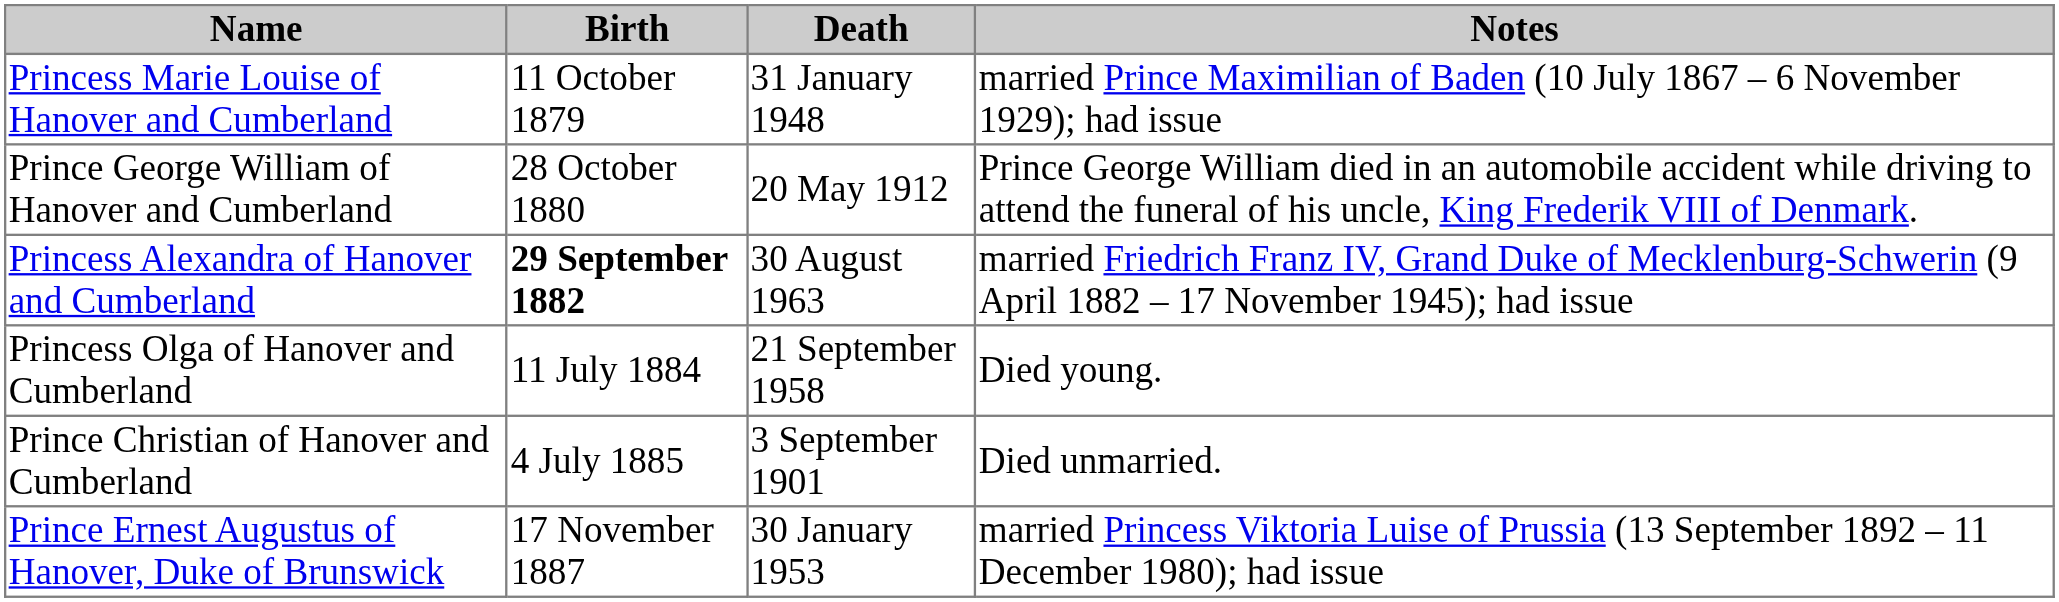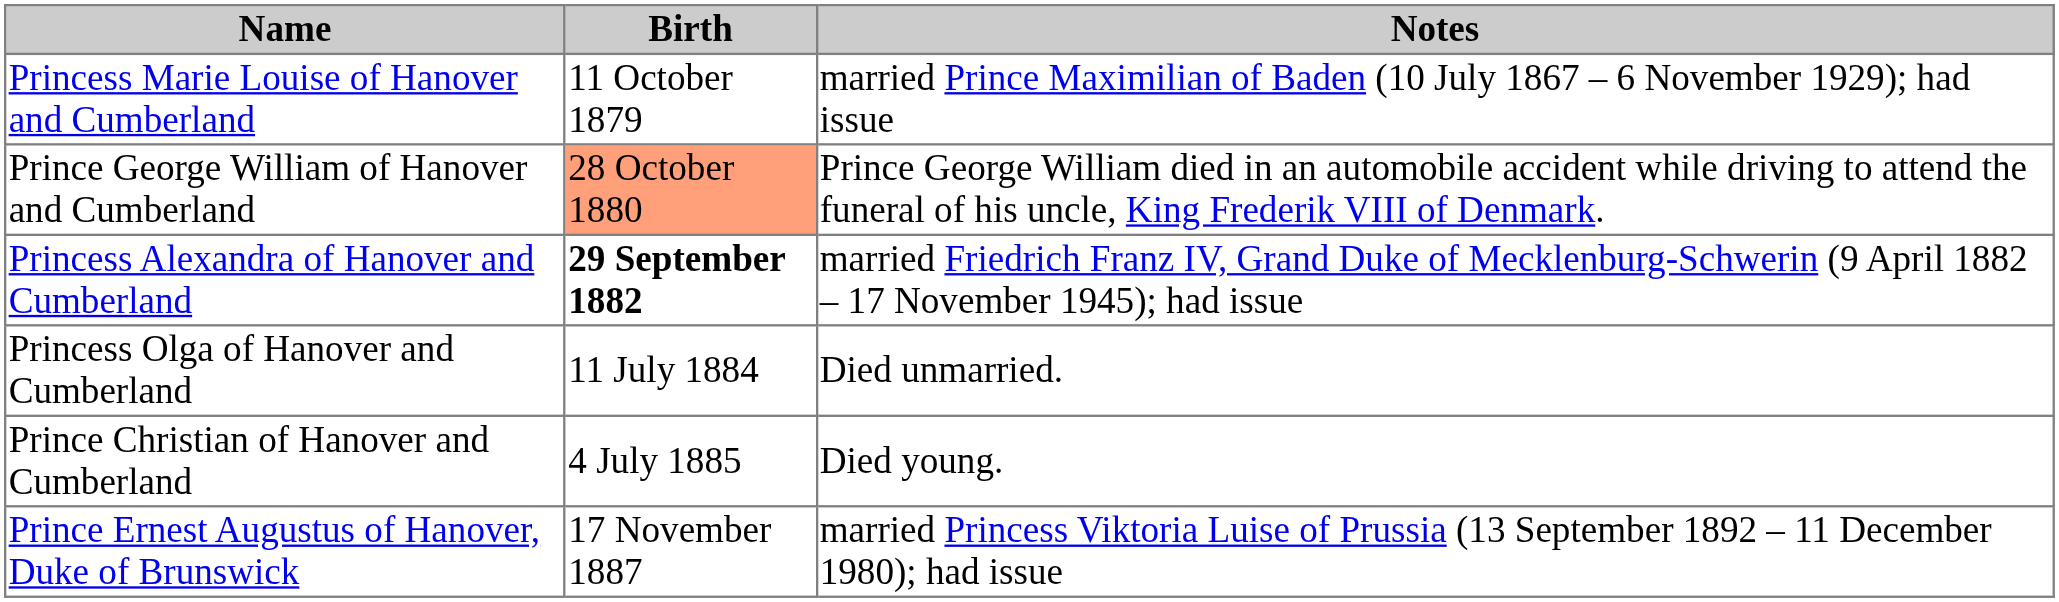- column: (861, 28)
(594, 188) no background -> (651, 188) lightsalmon background
(1071, 369) Died young. -> (941, 369) Died unmarried.
(1100, 460) Died unmarried. -> (912, 460) Died young.
